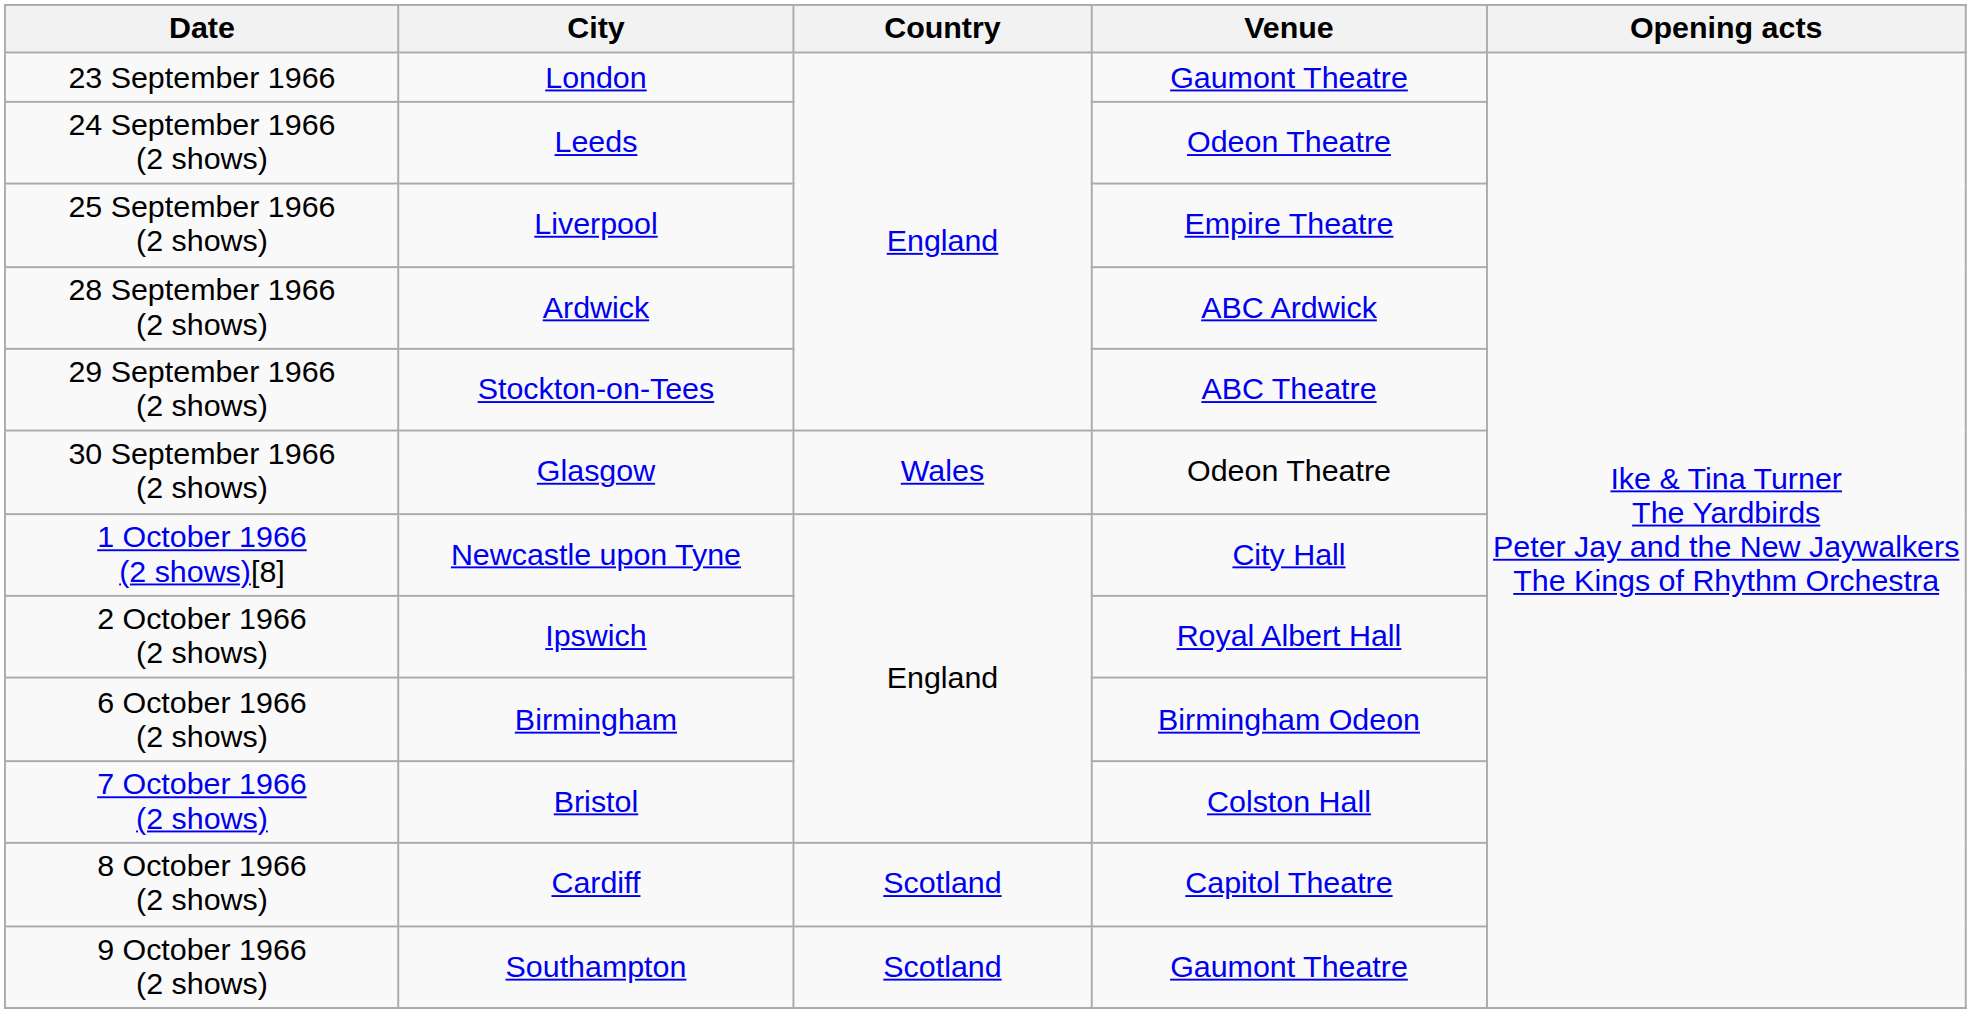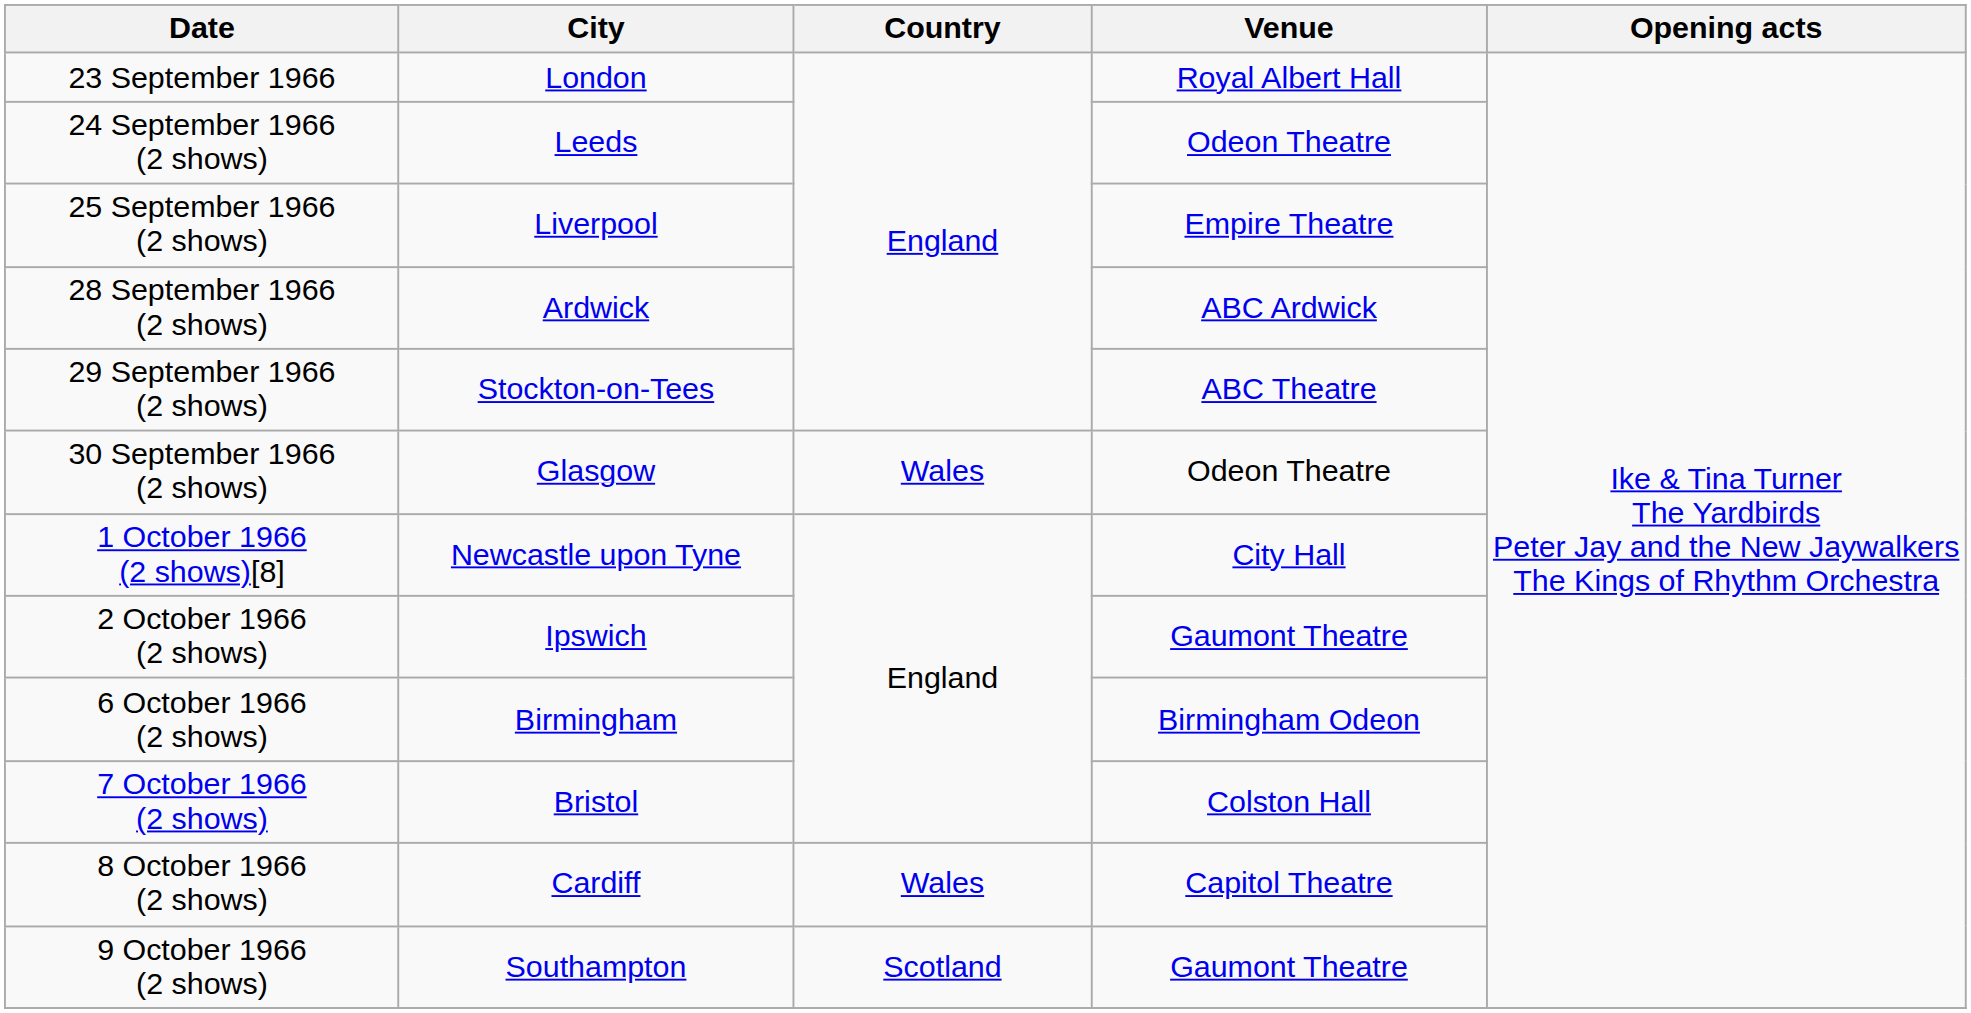(1289, 76) Gaumont Theatre -> (1289, 76) Royal Albert Hall
(1289, 636) Royal Albert Hall -> (1289, 636) Gaumont Theatre
(942, 883) Scotland -> (942, 883) Wales
